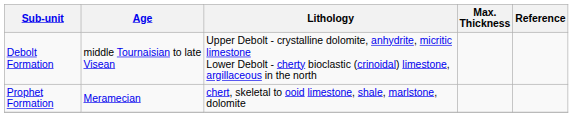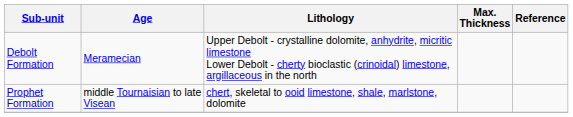(142, 58) middle Tournaisian to late Visean -> (112, 58) Meramecian
(112, 98) Meramecian -> (142, 98) middle Tournaisian to late Visean
